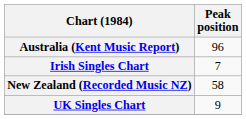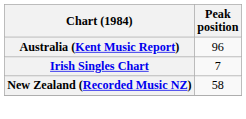- row: (99, 104)
